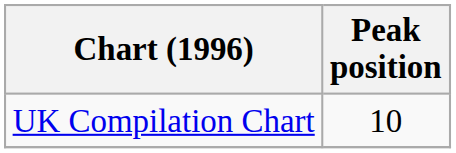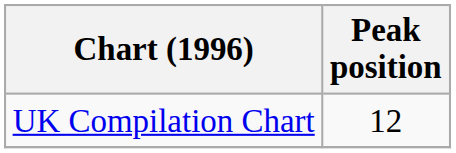(386, 119) 10 -> (386, 119) 12
